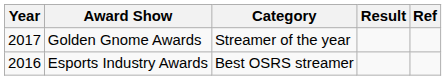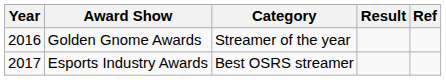(24, 39) 2017 -> (24, 39) 2016
(24, 63) 2016 -> (24, 63) 2017
